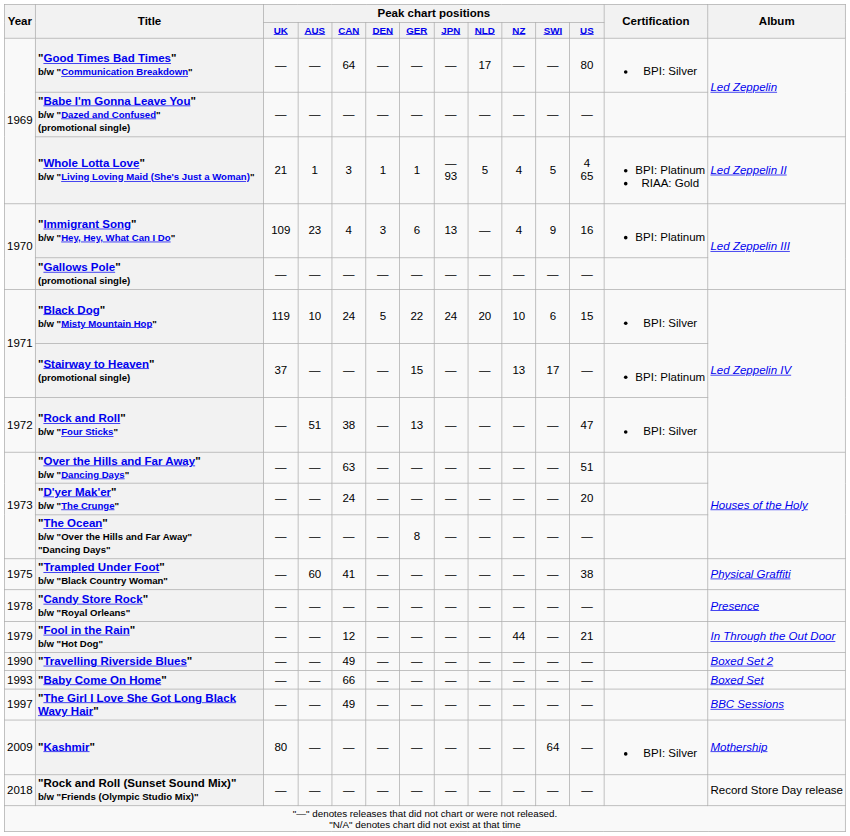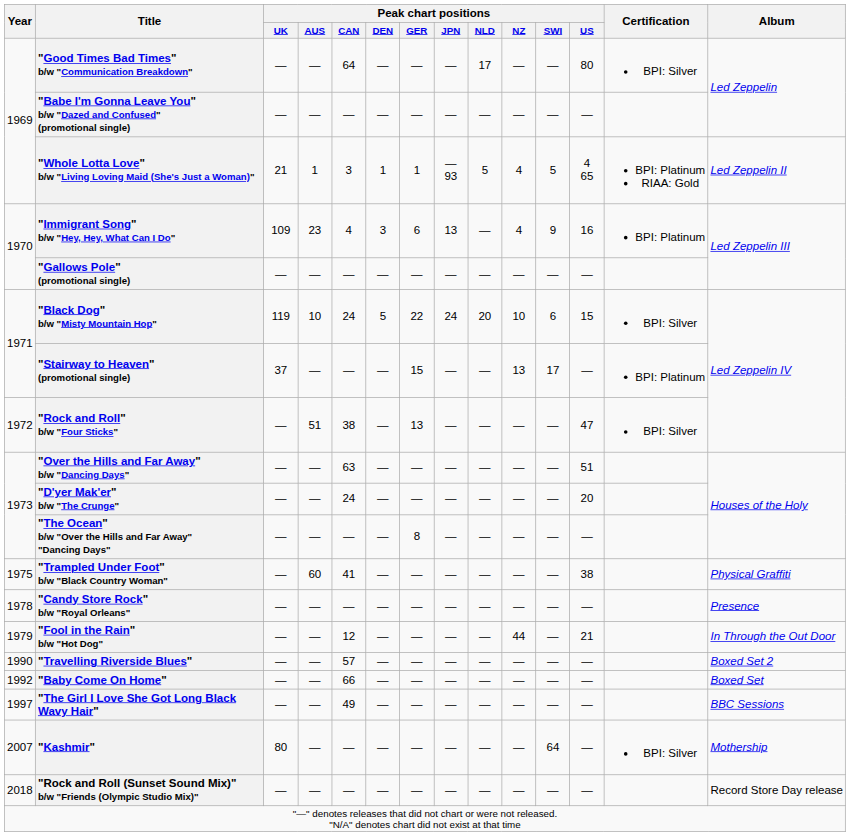(349, 661) 49 -> (349, 661) 57
(20, 679) 1993 -> (20, 679) 1992
(20, 747) 2009 -> (20, 747) 2007
